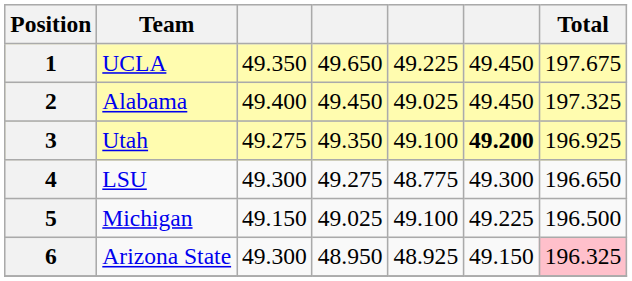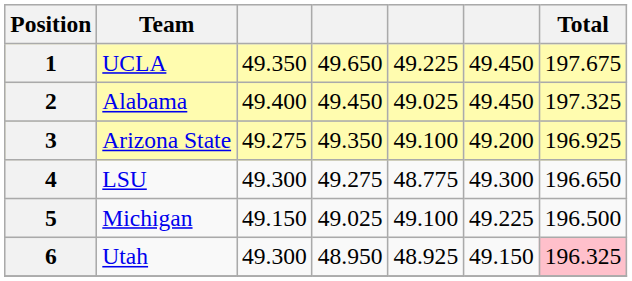(125, 140) Utah -> (167, 140) Arizona State
(501, 140) bold -> (501, 140) normal
(167, 257) Arizona State -> (125, 257) Utah
